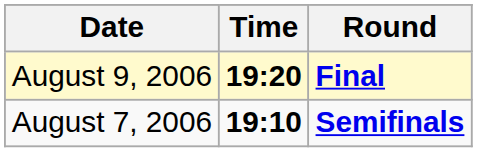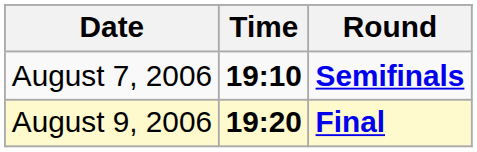rows swapped: (112, 122) <-> (112, 75)
